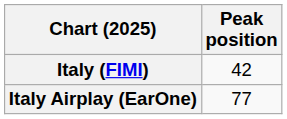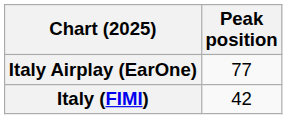rows swapped: (103, 69) <-> (103, 98)
